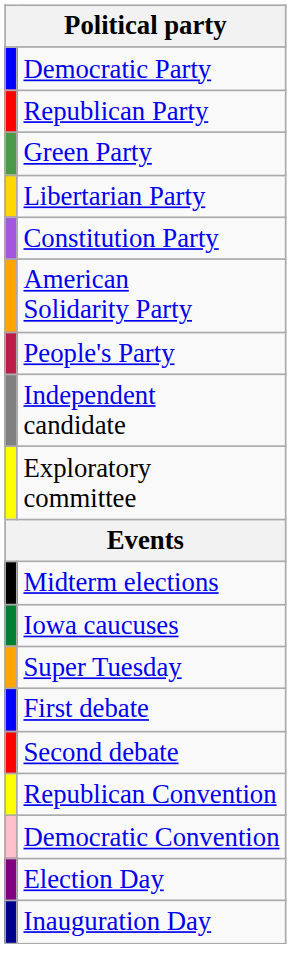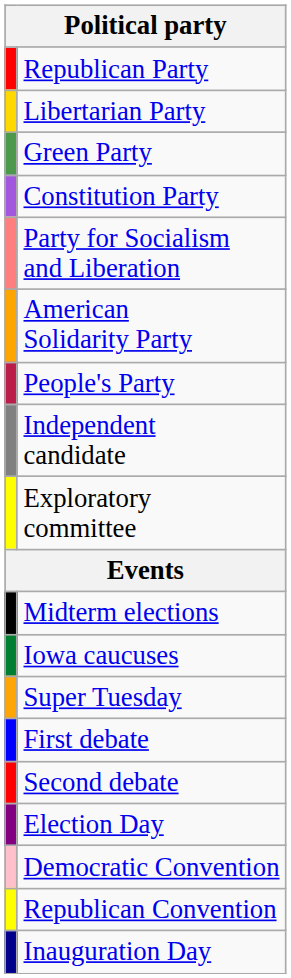- row: (117, 68)
rows swapped: (114, 195) <-> (88, 153)
+ row: (127, 252)
rows swapped: (150, 794) <-> (94, 879)
